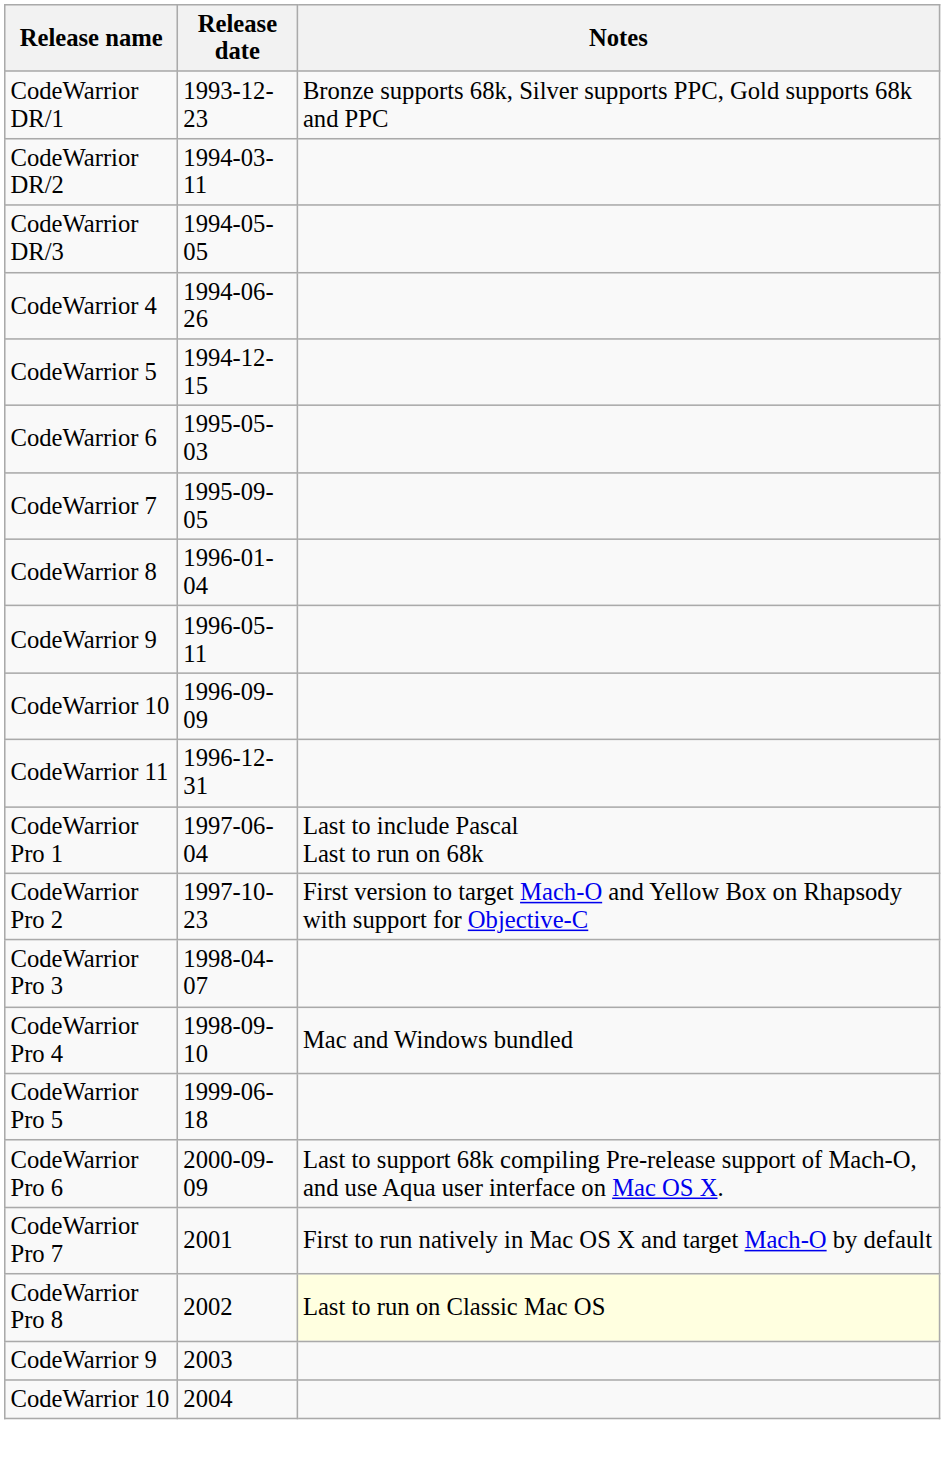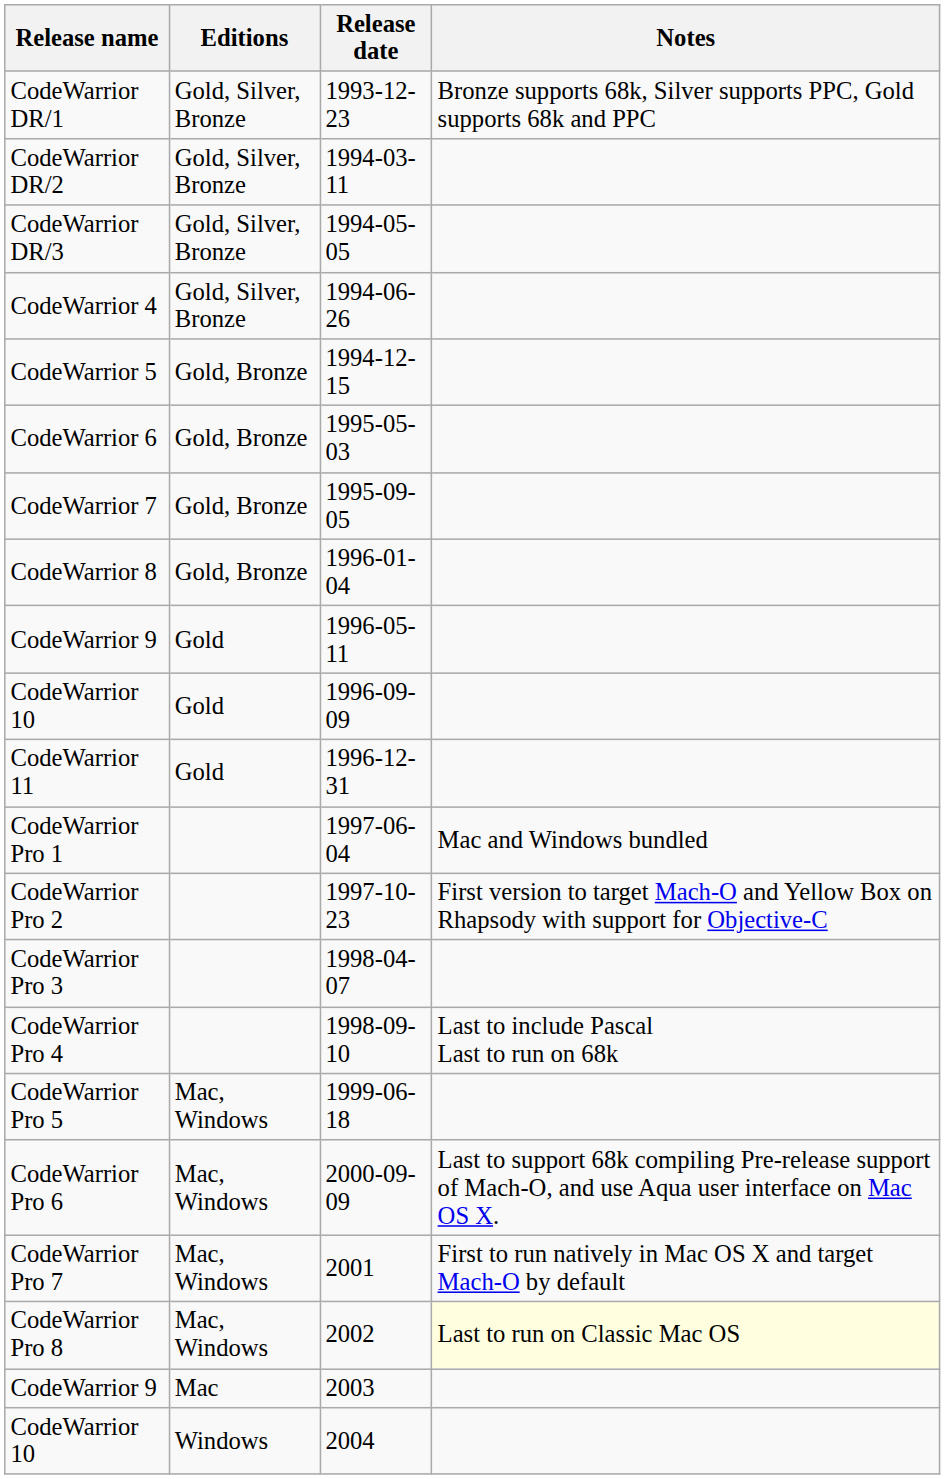+ column: (244, 37)
(411, 839) Last to include Pascal Last to run on 68k -> (573, 839) Mac and Windows bundled
(438, 1039) Mac and Windows bundled -> (545, 1039) Last to include Pascal Last to run on 68k
